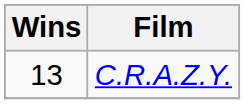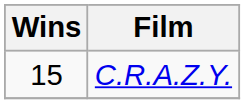(47, 74) 13 -> (47, 74) 15
